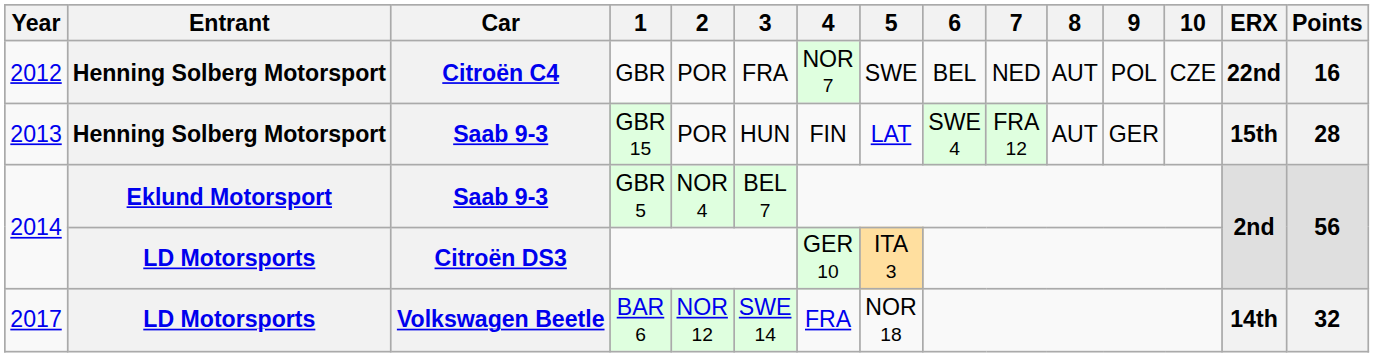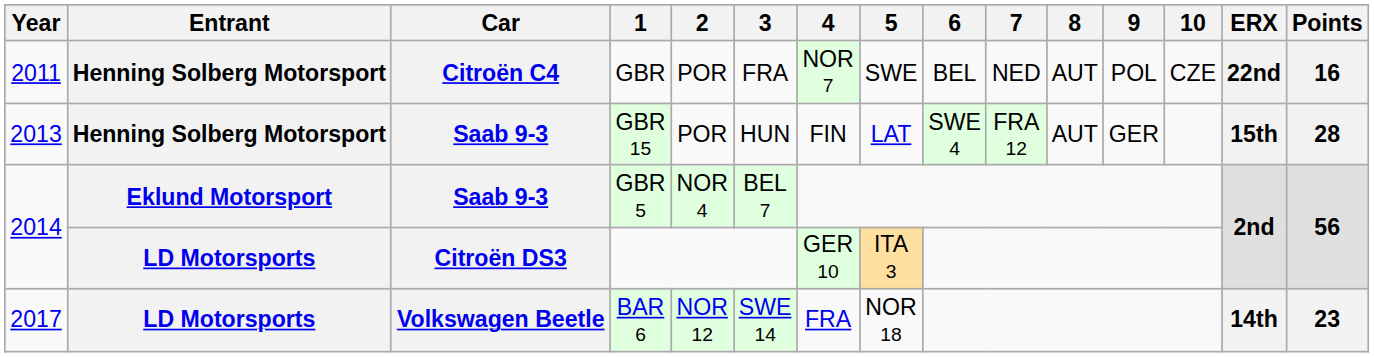(36, 72) 2012 -> (36, 72) 2011
(1327, 320) 32 -> (1327, 320) 23
